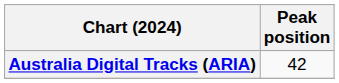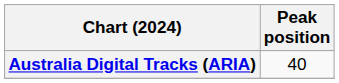(297, 64) 42 -> (297, 64) 40
